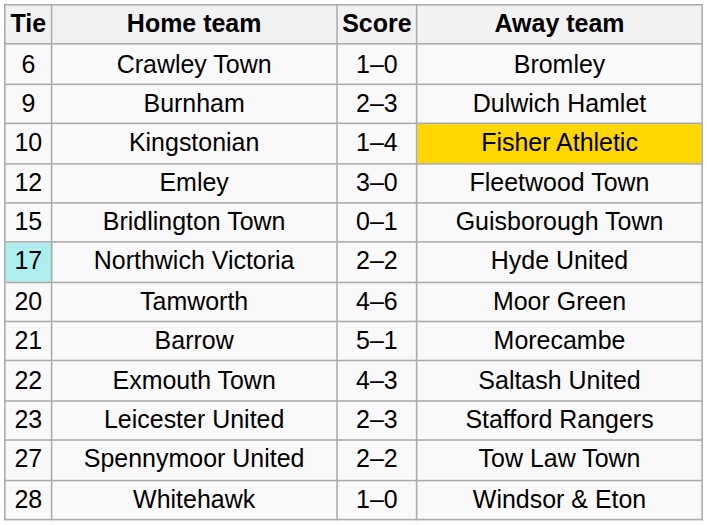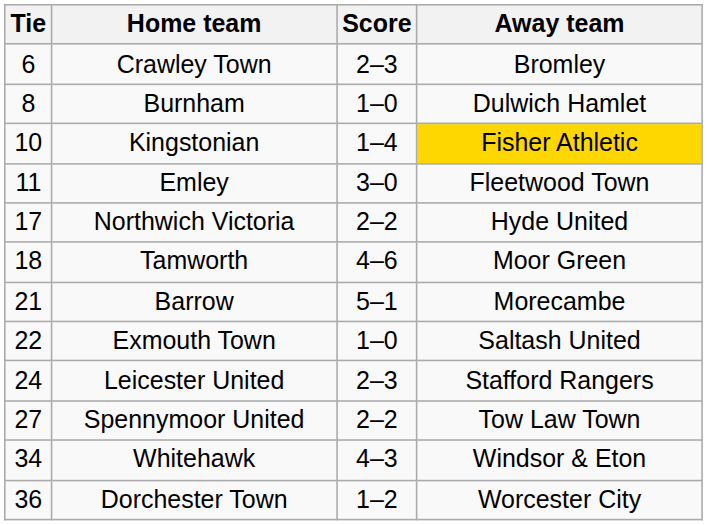(377, 63) 1–0 -> (377, 63) 2–3
(28, 103) 9 -> (28, 103) 8
(377, 103) 2–3 -> (377, 103) 1–0
(28, 182) 12 -> (28, 182) 11
- row: (194, 222)
(28, 261) paleturquoise background -> (28, 222) no background
(28, 301) 20 -> (28, 261) 18
(377, 380) 4–3 -> (377, 340) 1–0
(28, 420) 23 -> (28, 380) 24
(28, 499) 28 -> (28, 459) 34
(377, 499) 1–0 -> (377, 459) 4–3
+ row: (194, 499)
